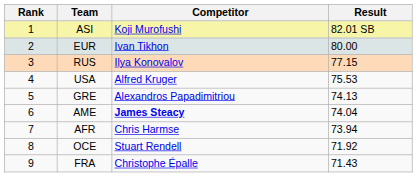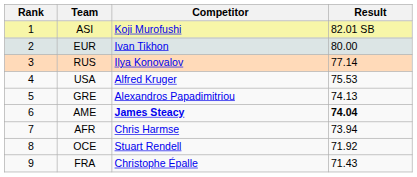(344, 63) 77.15 -> (344, 63) 77.14
(344, 113) normal -> (344, 113) bold
